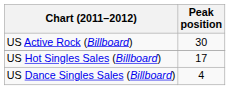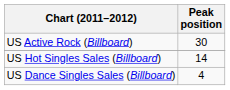(201, 59) 17 -> (201, 59) 14
